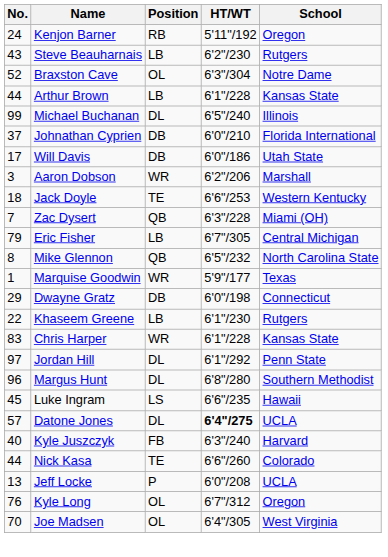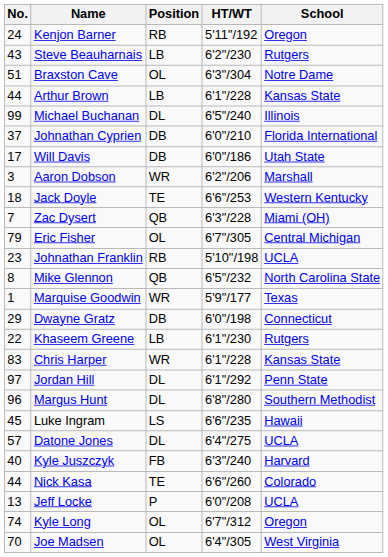(14, 75) 52 -> (14, 75) 51
(156, 237) LB -> (157, 237) OL
+ row: (88, 258)
(228, 420) bold -> (228, 440) normal
(14, 501) 76 -> (14, 522) 74
